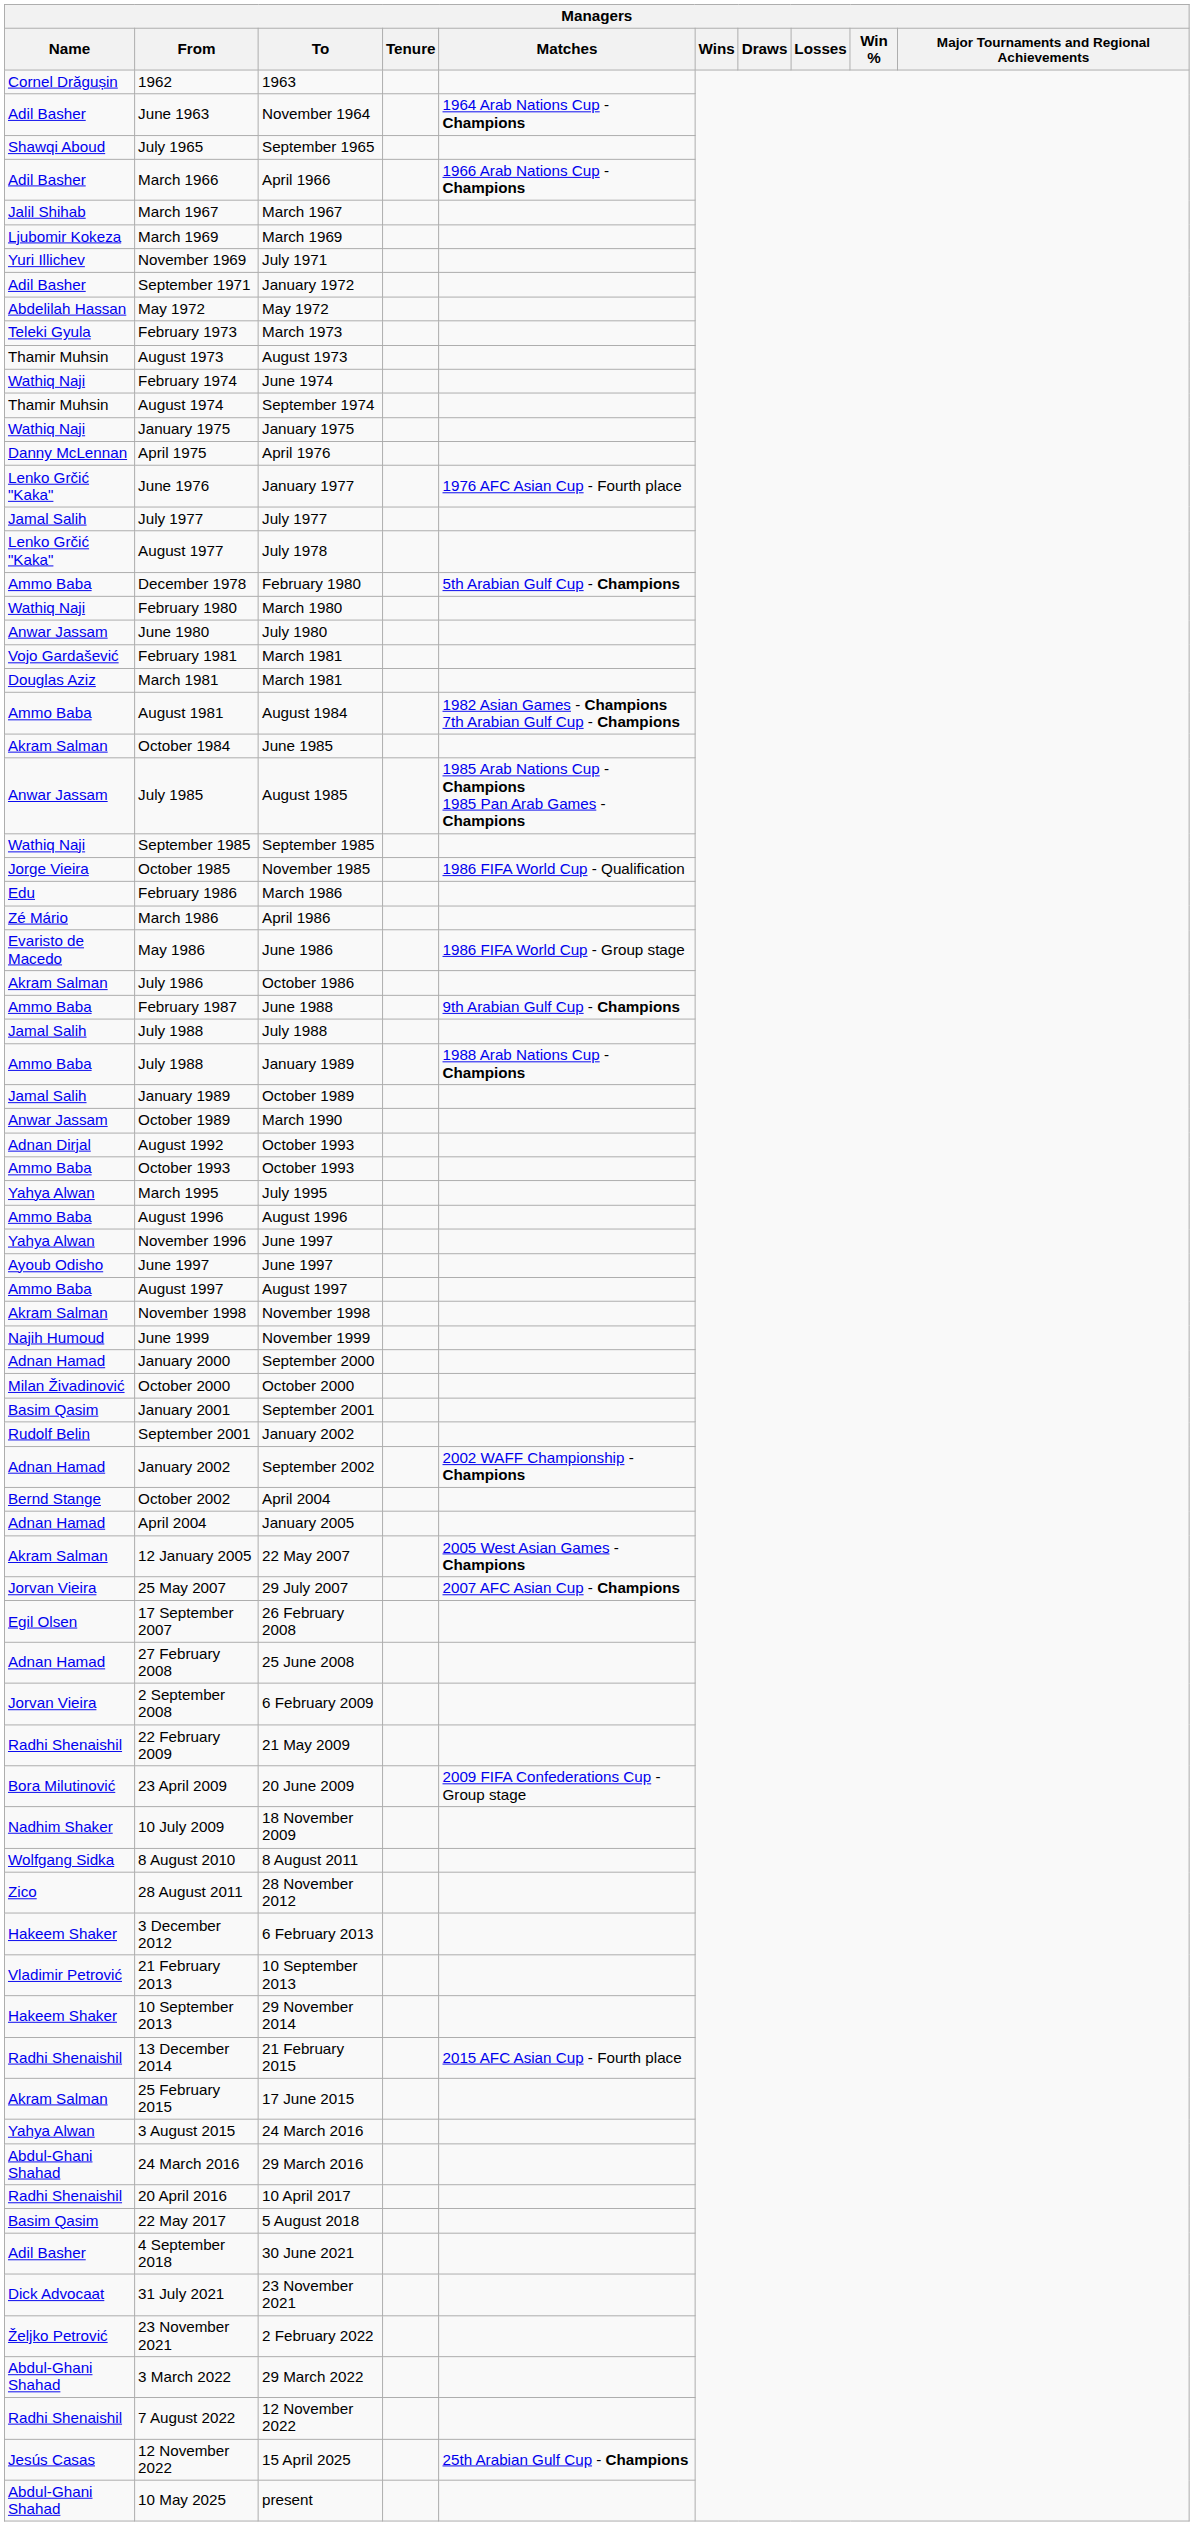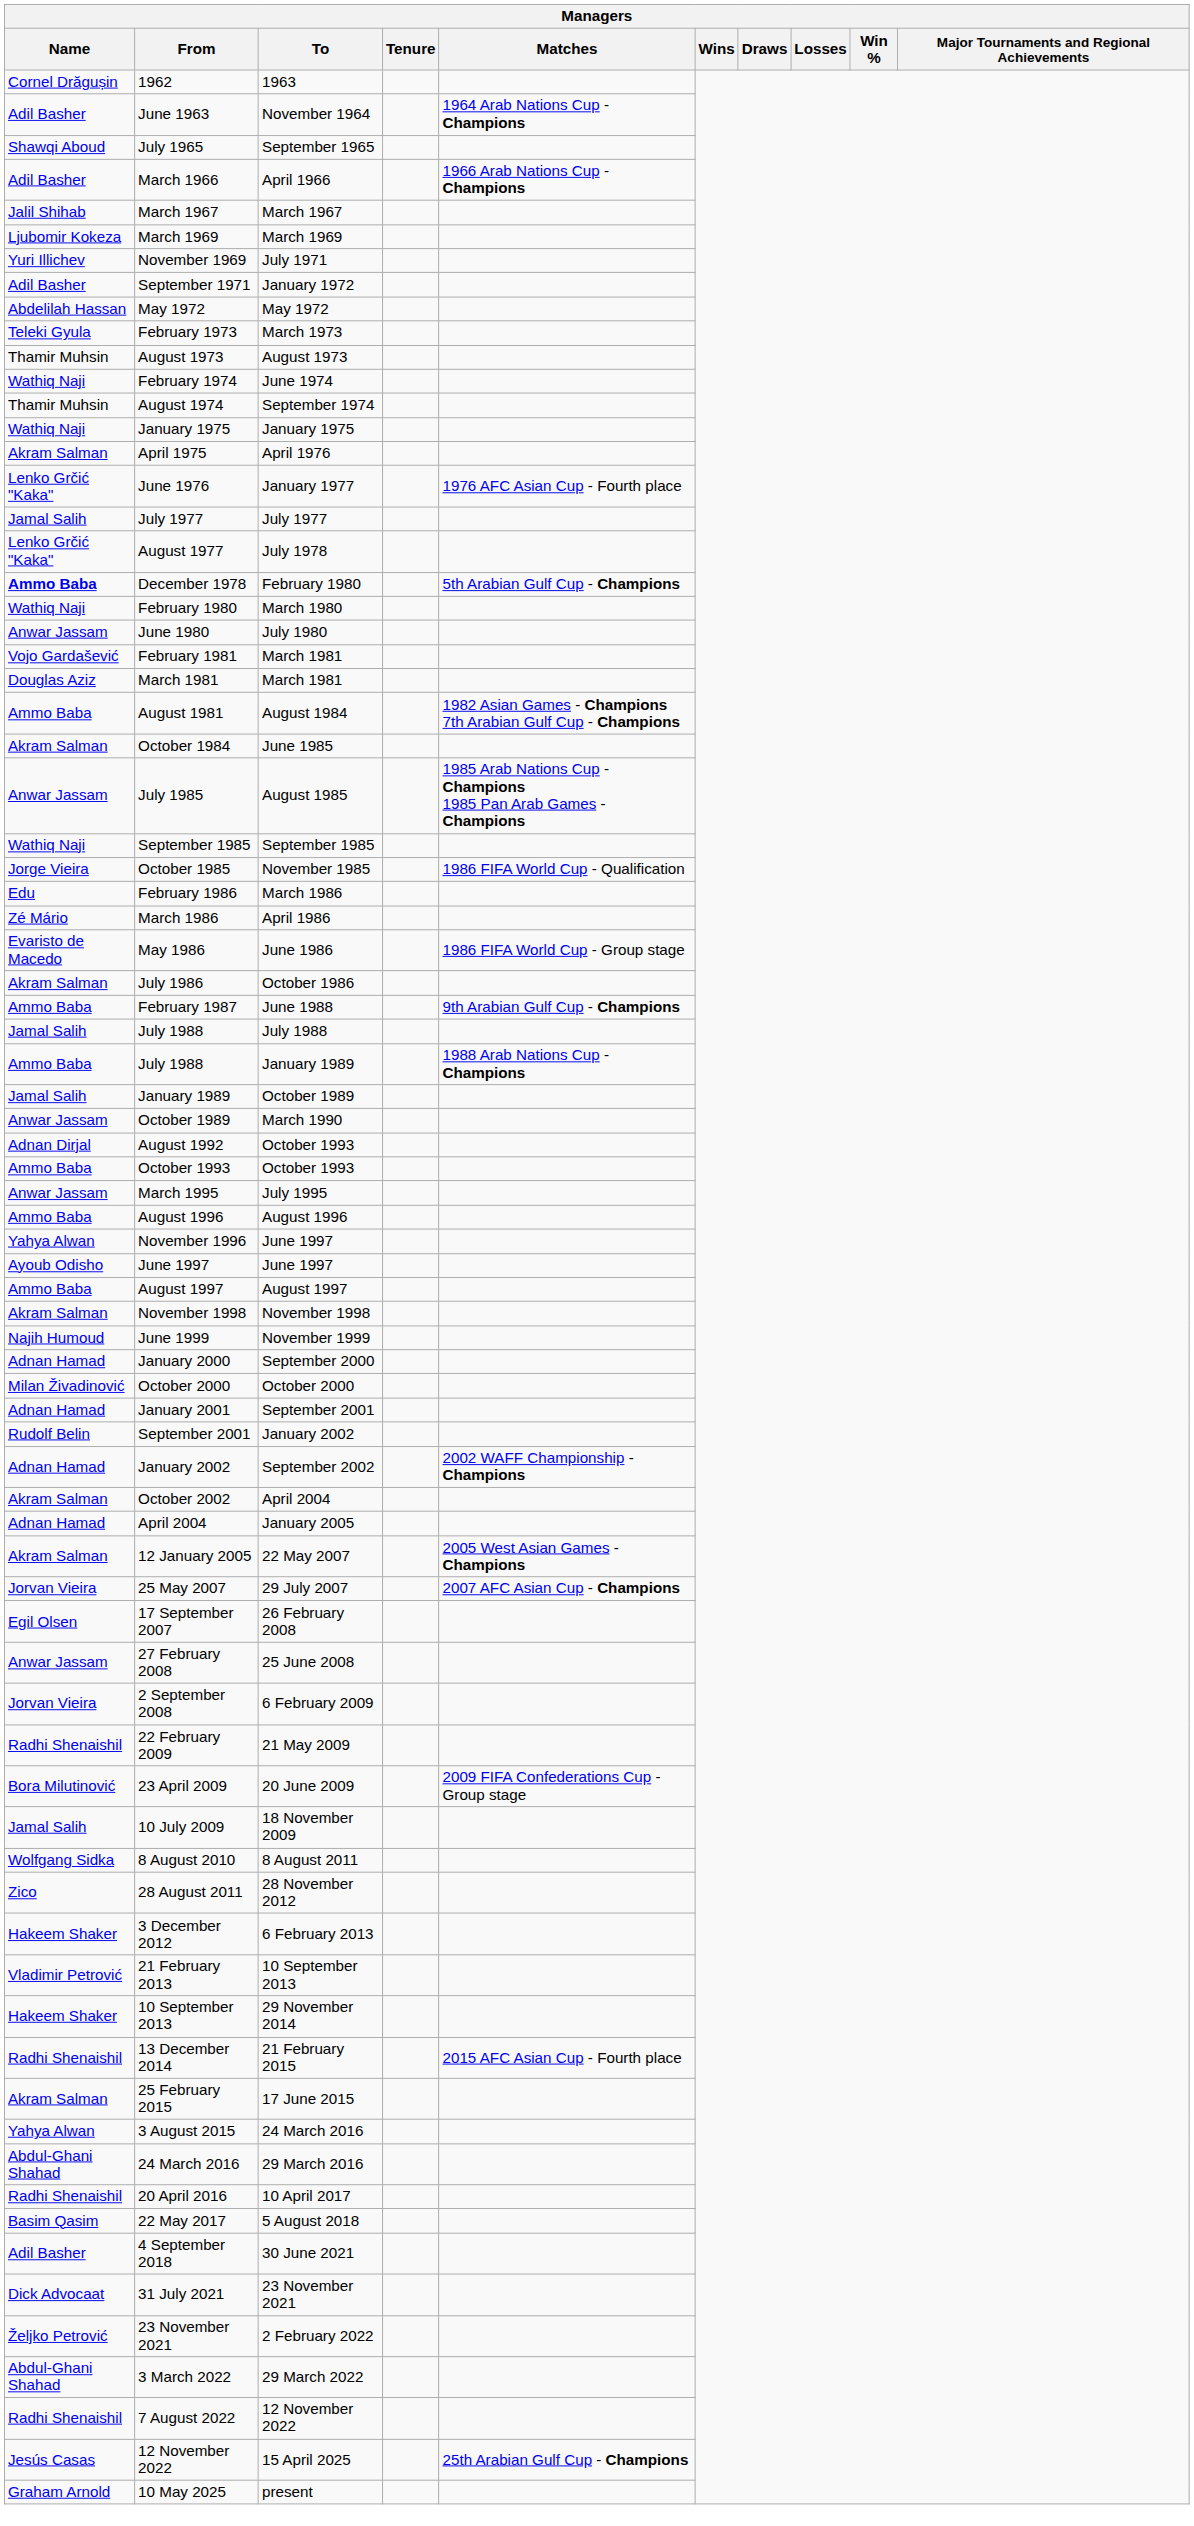(68, 453) Danny McLennan -> (58, 453) Akram Salman
(50, 584) normal -> (52, 584) bold
(51, 1193) Yahya Alwan -> (58, 1193) Anwar Jassam
(53, 1409) Basim Qasim -> (57, 1409) Adnan Hamad
(54, 1499) Bernd Stange -> (58, 1499) Akram Salman
(57, 1662) Adnan Hamad -> (58, 1662) Anwar Jassam
(60, 1827) Nadhim Shaker -> (47, 1827) Jamal Salih
(50, 2500) Abdul-Ghani Shahad -> (59, 2492) Graham Arnold
